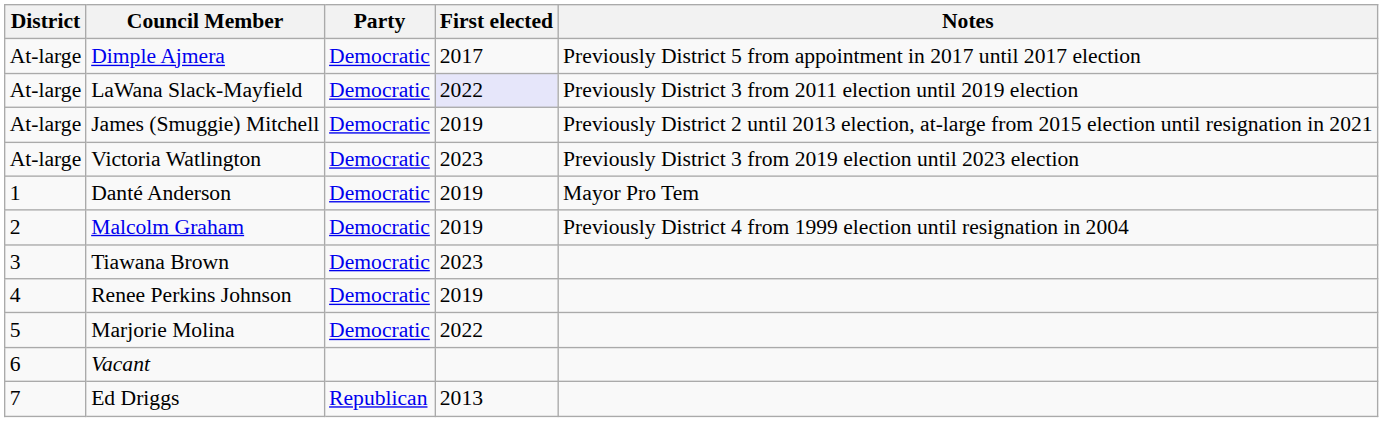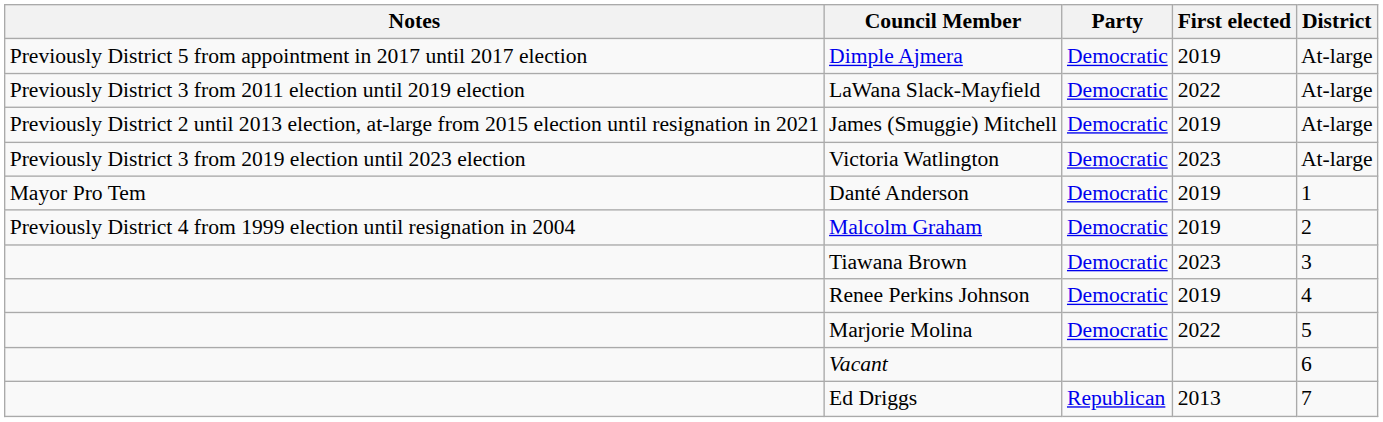columns swapped: (45, 21) <-> (968, 21)
(461, 55) 2017 -> (1199, 55) 2019
(461, 90) lavender background -> (1199, 90) no background
